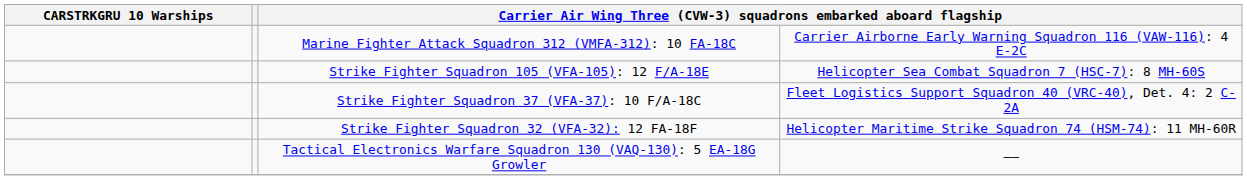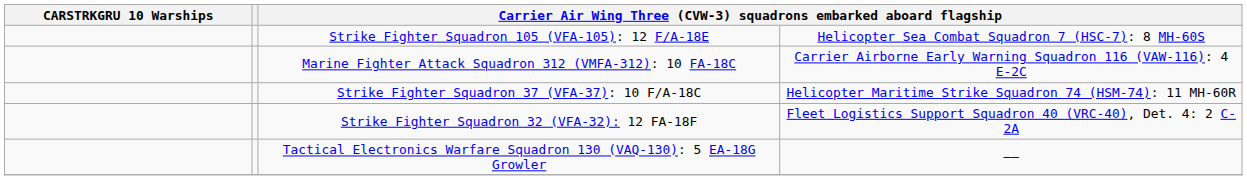rows swapped: (519, 43) <-> (519, 72)
(1011, 100) Fleet Logistics Support Squadron 40 (VRC-40), Det. 4: 2 C-2A -> (1011, 93) Helicopter Maritime Strike Squadron 74 (HSM-74): 11 MH-60R
(1011, 129) Helicopter Maritime Strike Squadron 74 (HSM-74): 11 MH-60R -> (1011, 121) Fleet Logistics Support Squadron 40 (VRC-40), Det. 4: 2 C-2A
